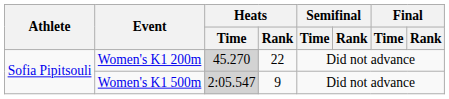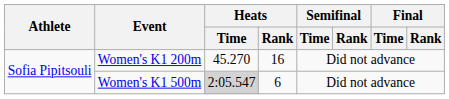(232, 60) lightgrey background -> (232, 60) no background
(278, 60) 22 -> (278, 60) 16
(278, 83) 9 -> (278, 83) 6
